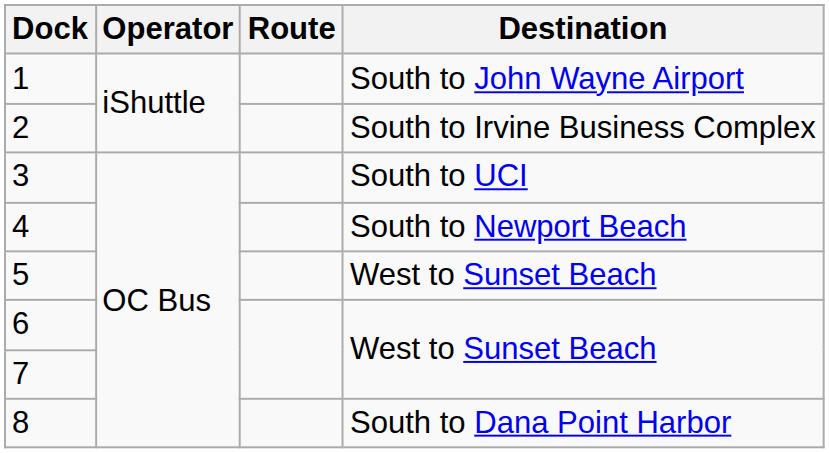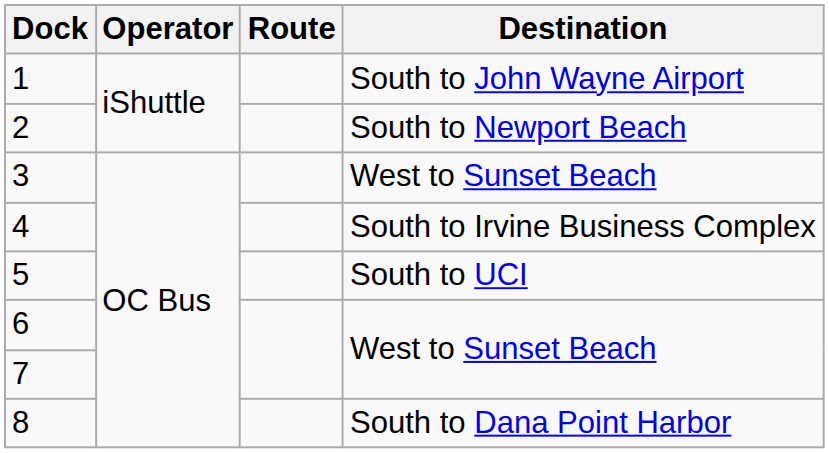(583, 127) South to Irvine Business Complex -> (518, 127) South to Newport Beach
(439, 176) South to UCI -> (503, 176) West to Sunset Beach
(518, 226) South to Newport Beach -> (583, 226) South to Irvine Business Complex
(503, 275) West to Sunset Beach -> (439, 275) South to UCI
